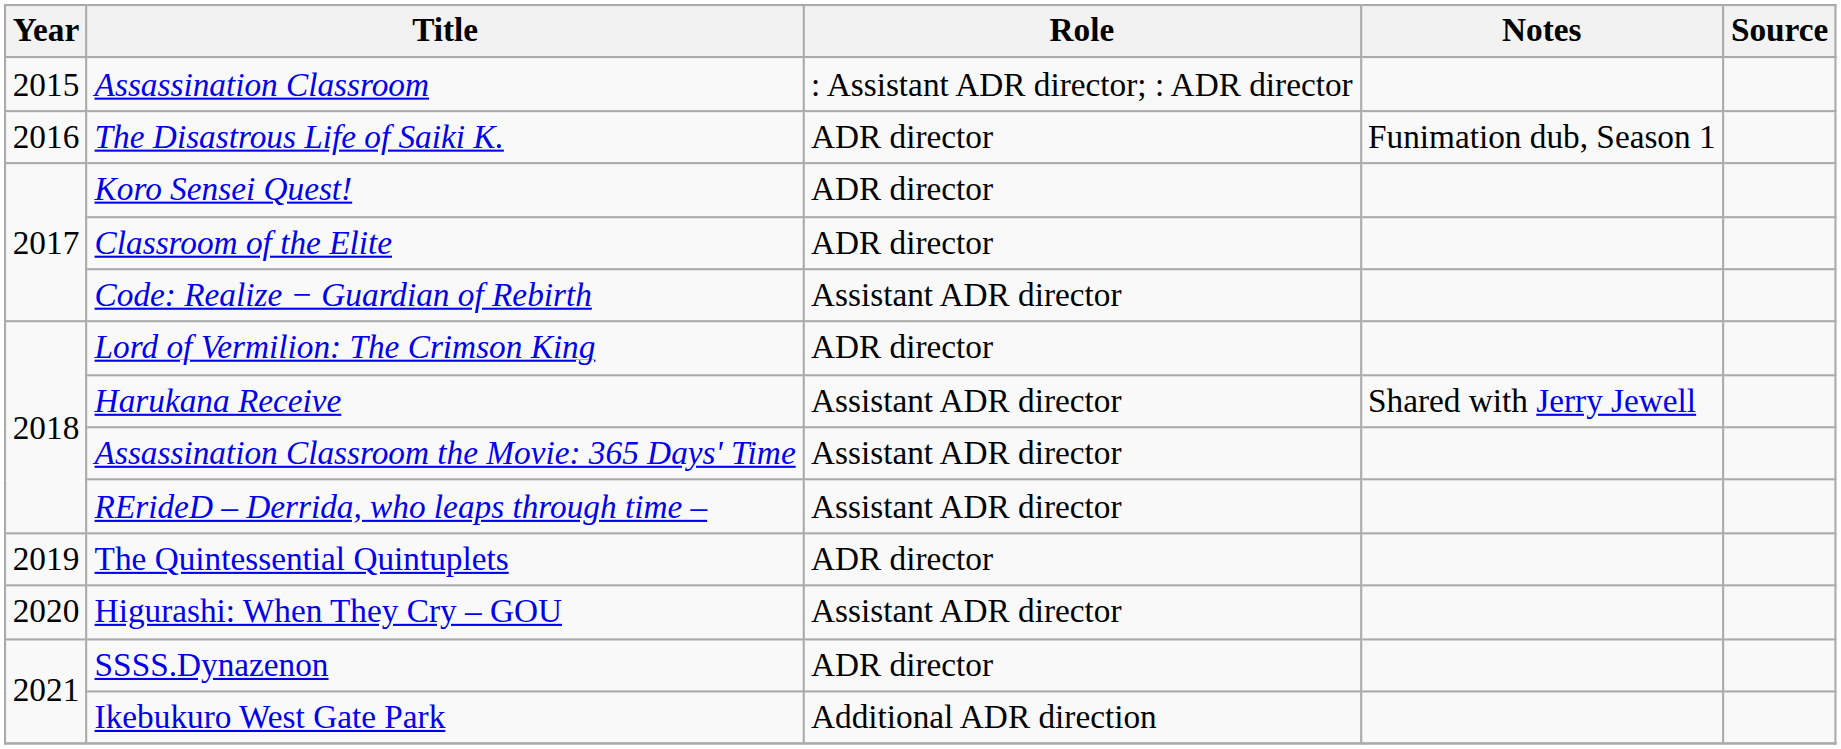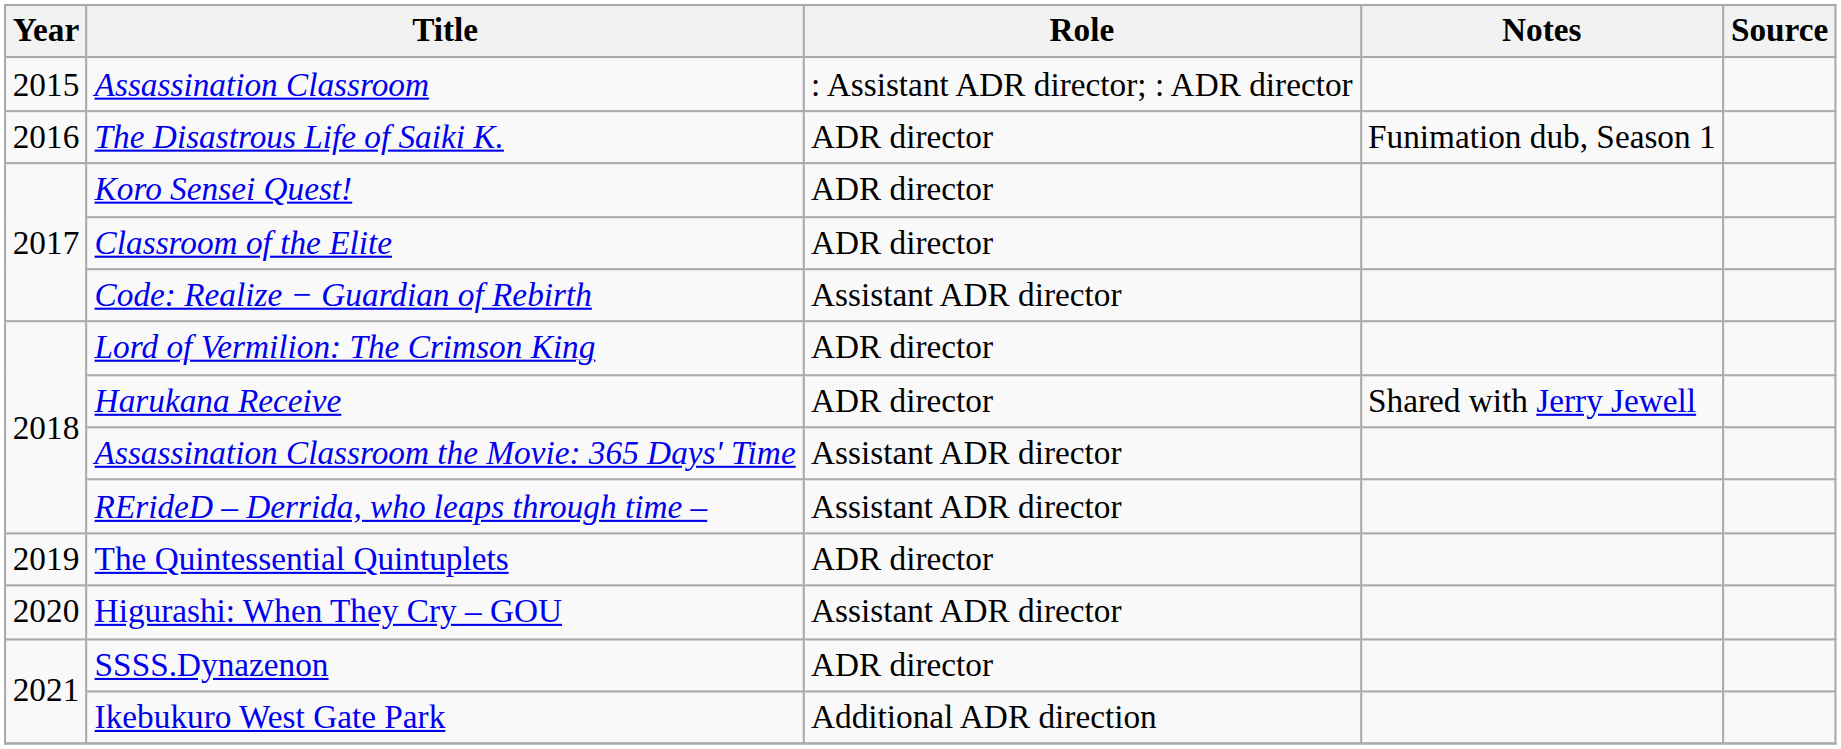(966, 400) Assistant ADR director -> (902, 400) ADR director
